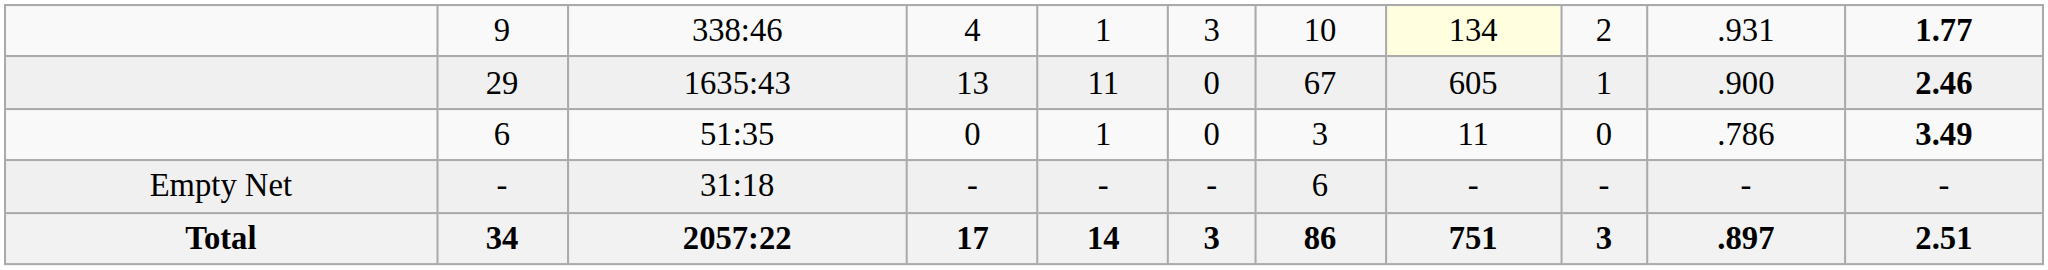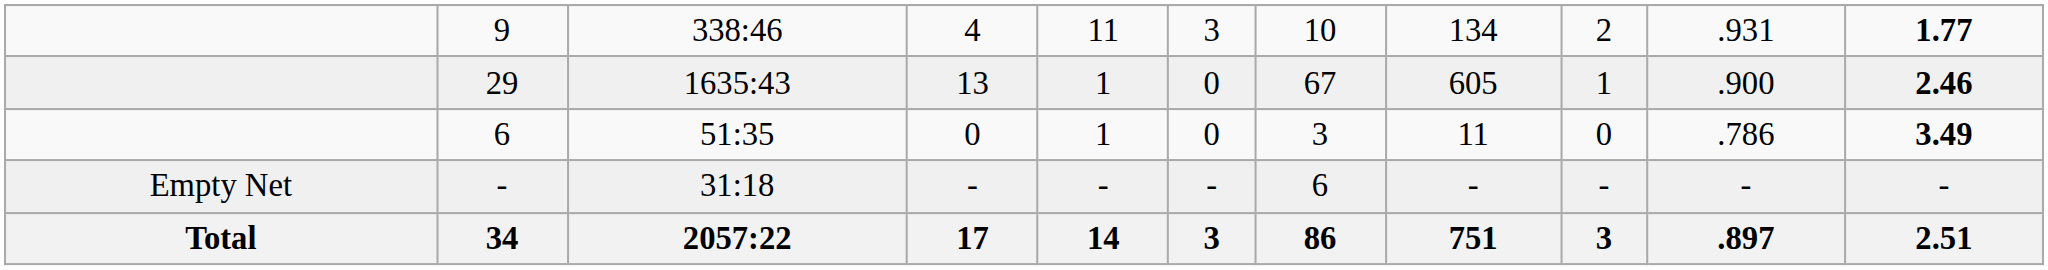(1103, 30) 1 -> (1103, 30) 11
(1473, 30) lightyellow background -> (1473, 30) no background
(1103, 82) 11 -> (1103, 82) 1
